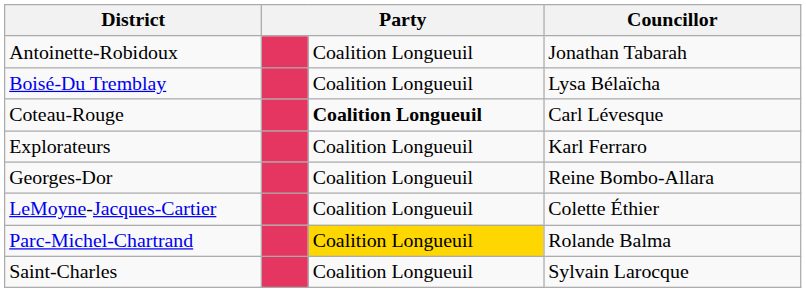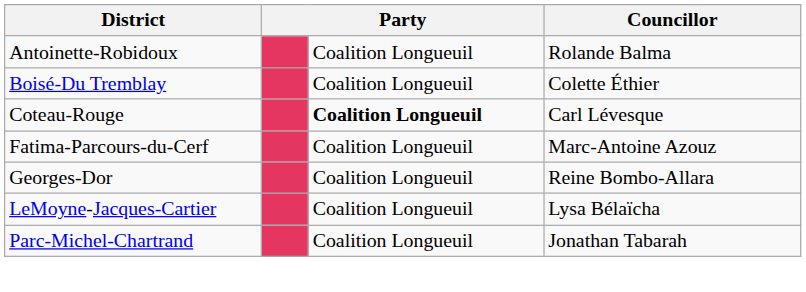(618, 51) Jonathan Tabarah -> (610, 51) Rolande Balma
(604, 83) Lysa Bélaïcha -> (604, 83) Colette Éthier
- row: (60, 146)
+ row: (109, 146)
(604, 209) Colette Éthier -> (604, 209) Lysa Bélaïcha
(393, 240) gold background -> (393, 240) no background
(610, 240) Rolande Balma -> (618, 240) Jonathan Tabarah
- row: (63, 271)
